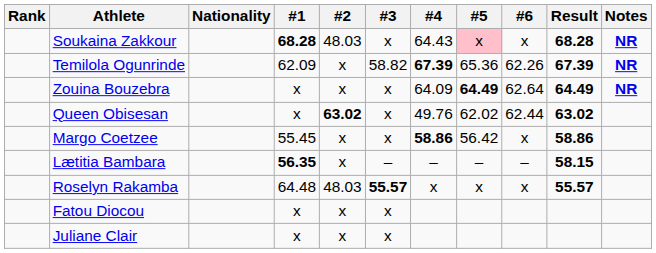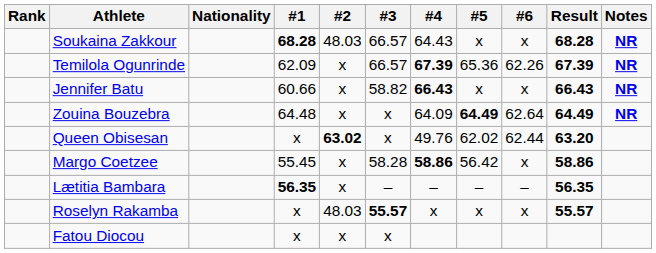(388, 41) x -> (388, 41) 66.57
(479, 41) pink background -> (479, 41) no background
(388, 65) 58.82 -> (388, 65) 66.57
+ row: (98, 89)
(297, 89) x -> (297, 114) 64.48
(574, 114) 63.02 -> (574, 138) 63.20
(388, 138) x -> (388, 162) 58.28
(574, 162) 58.15 -> (574, 187) 56.35
(297, 187) 64.48 -> (297, 211) x
- row: (95, 235)
